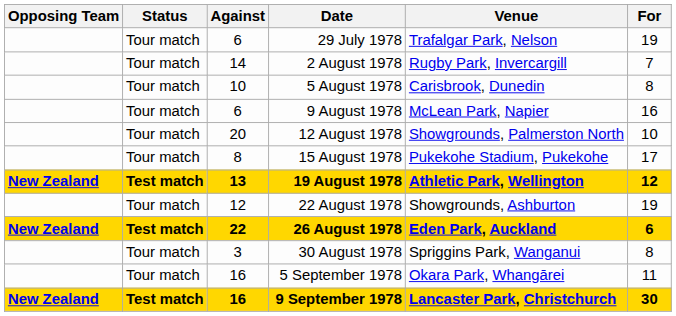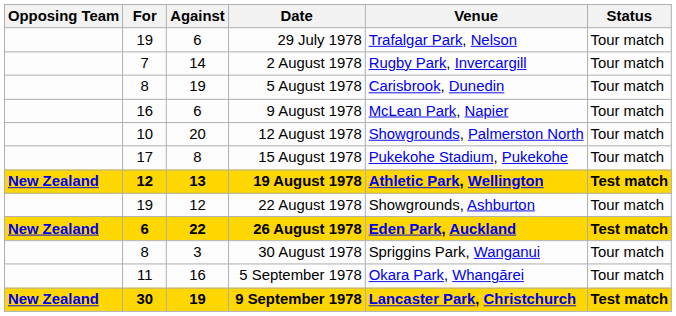columns swapped: (649, 16) <-> (165, 16)
(238, 87) 10 -> (197, 87) 19
(238, 299) 16 -> (197, 299) 19
